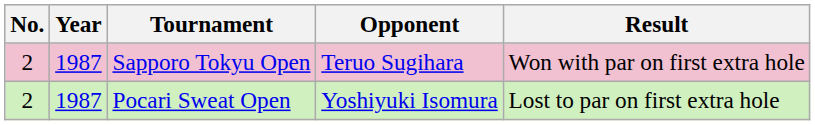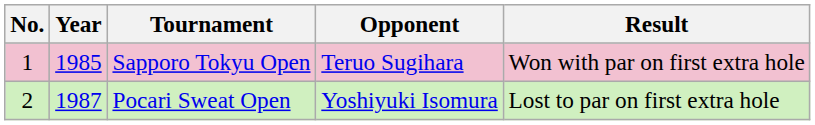(27, 62) 2 -> (27, 62) 1
(78, 62) 1987 -> (78, 62) 1985
